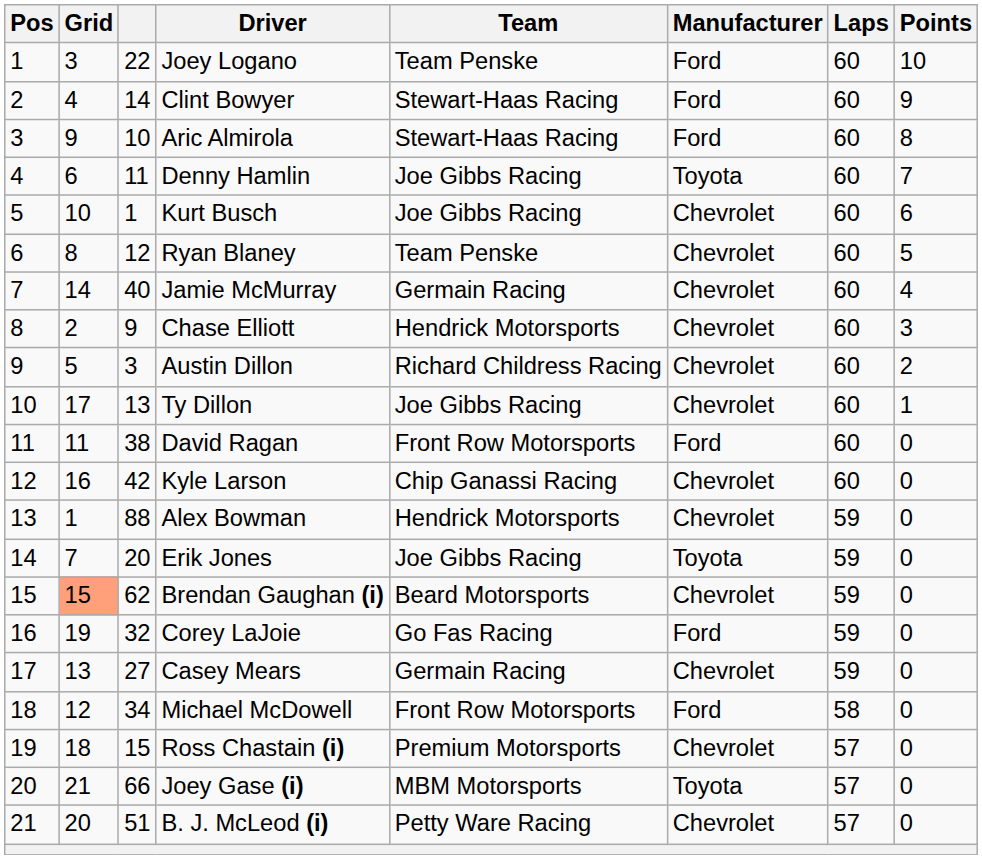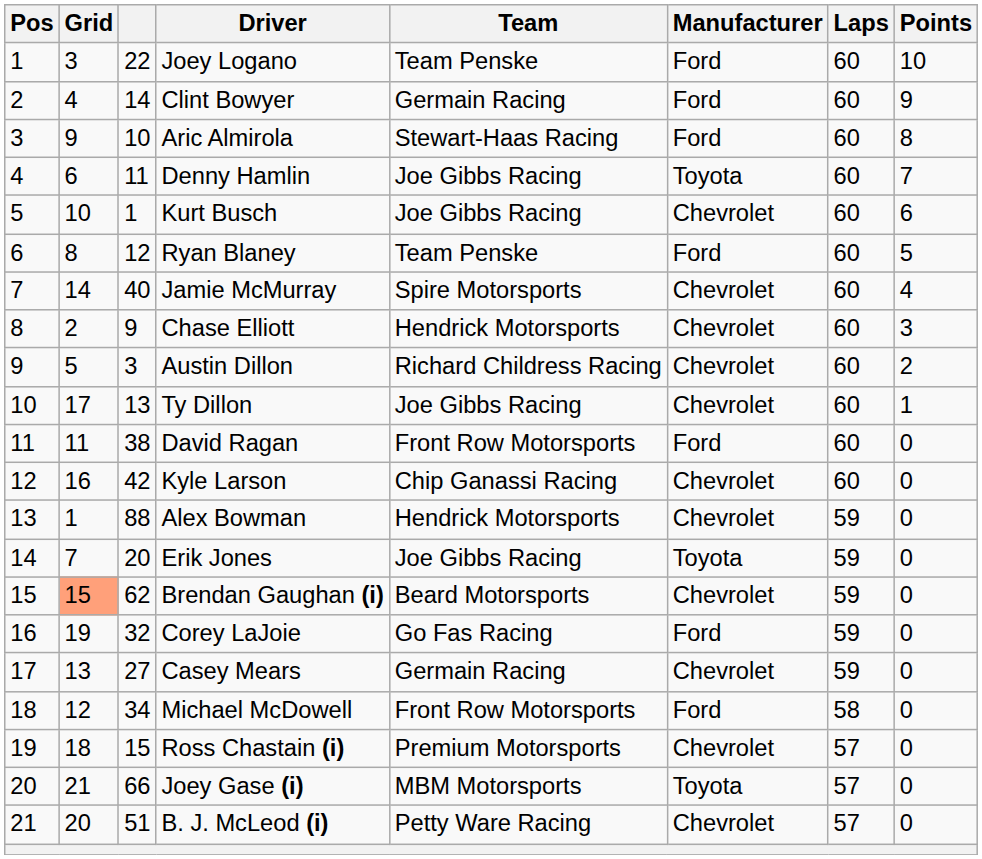(507, 99) Stewart-Haas Racing -> (480, 99) Germain Racing
(723, 252) Chevrolet -> (697, 252) Ford
(480, 290) Germain Racing -> (488, 290) Spire Motorsports
